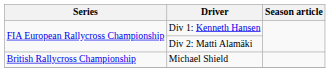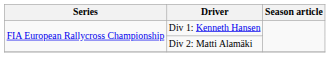- row: (198, 59)
